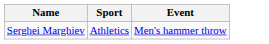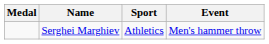+ column: (22, 13)
